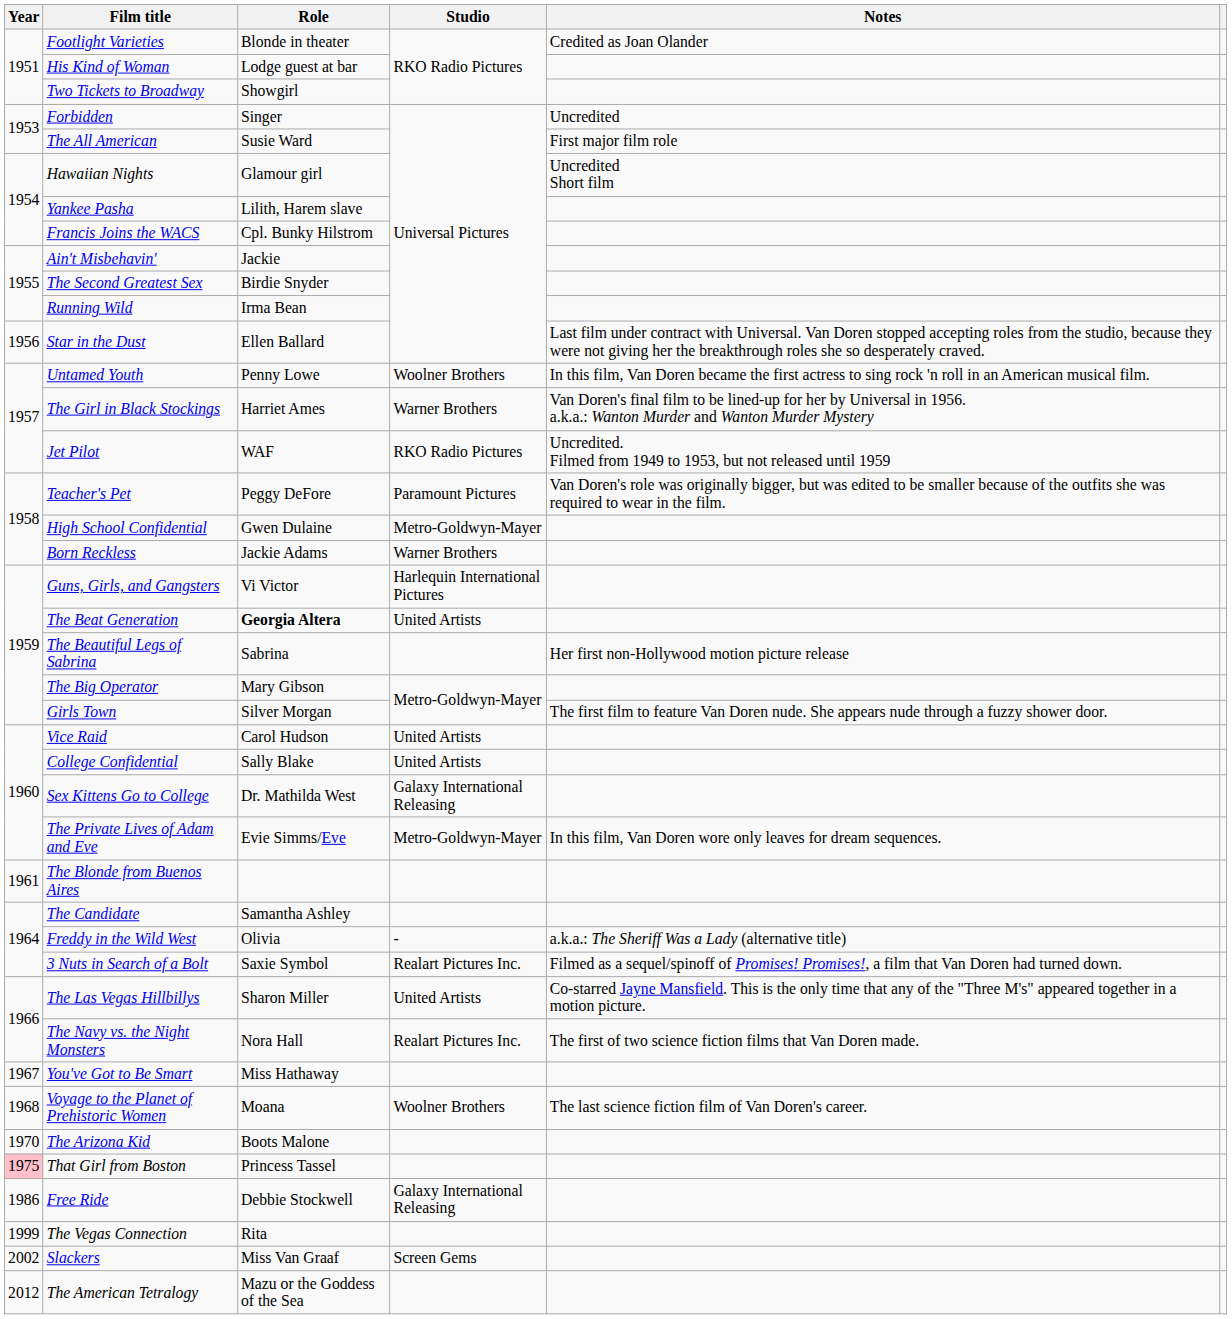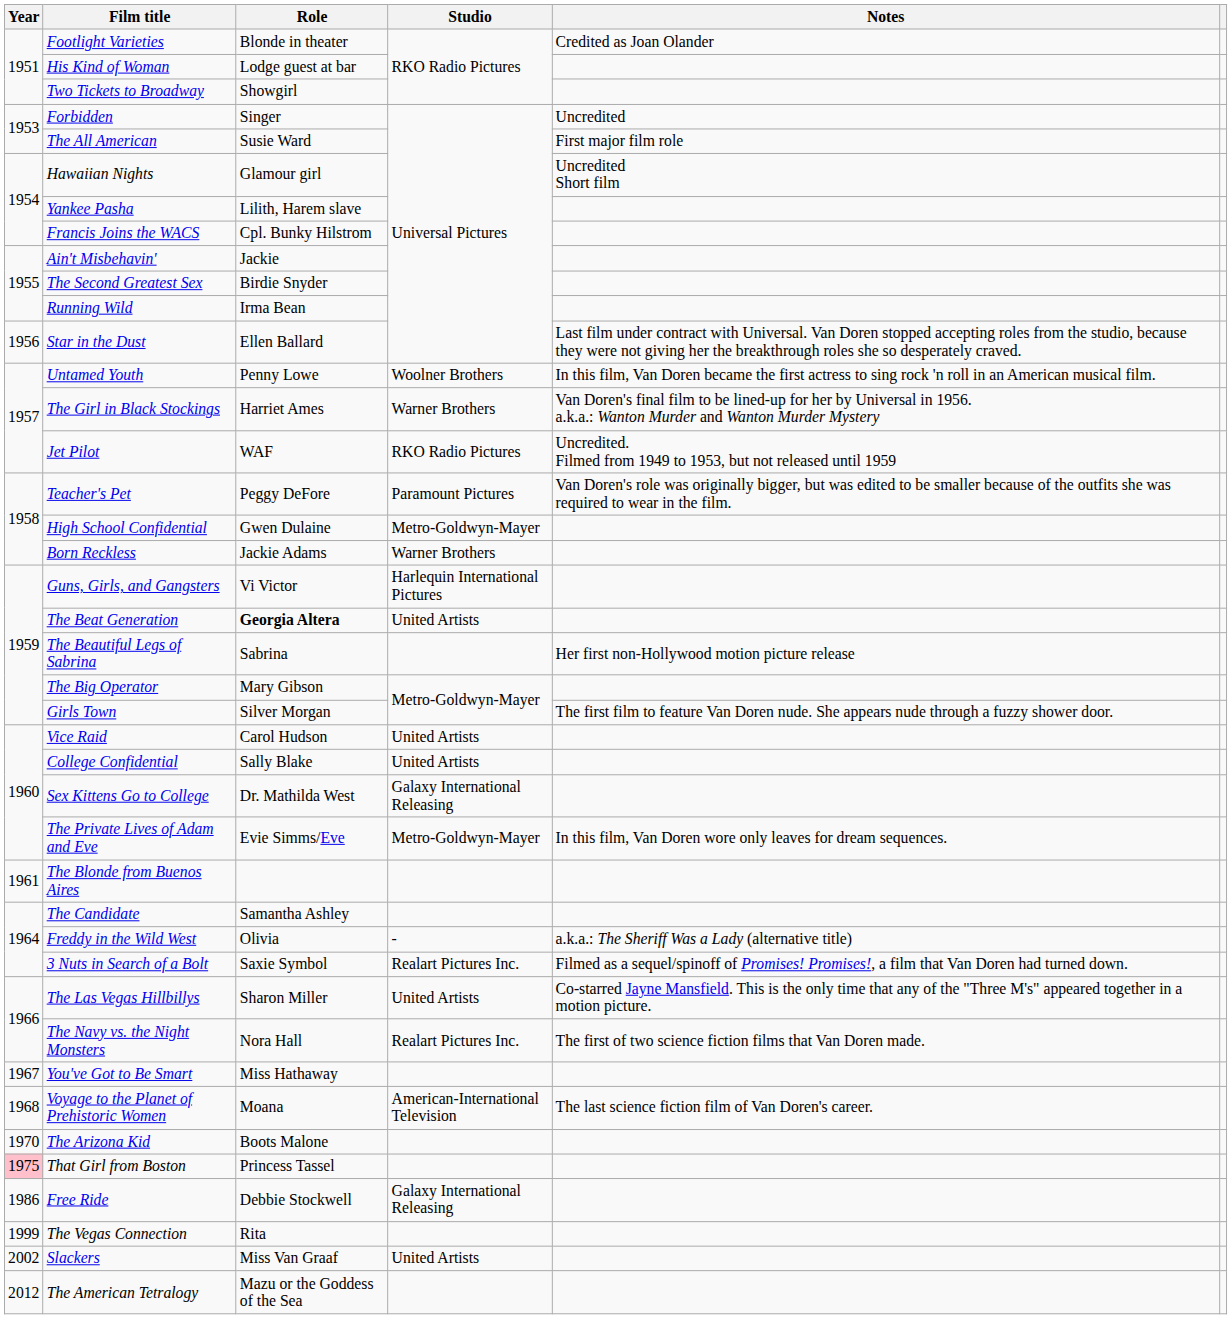(449, 1107) Woolner Brothers -> (465, 1107) American-International Television
(435, 1258) Screen Gems -> (435, 1258) United Artists
